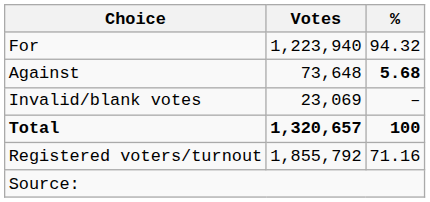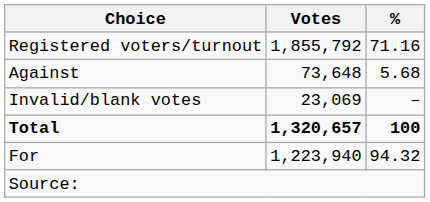rows swapped: (24, 46) <-> (135, 156)
(400, 74) bold -> (400, 74) normal
